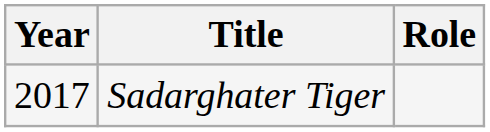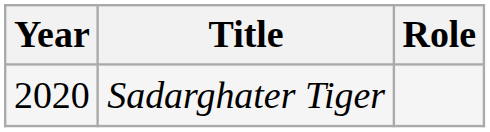(52, 94) 2017 -> (52, 94) 2020
